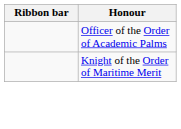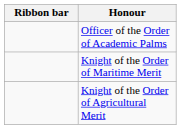+ row: (125, 103)
